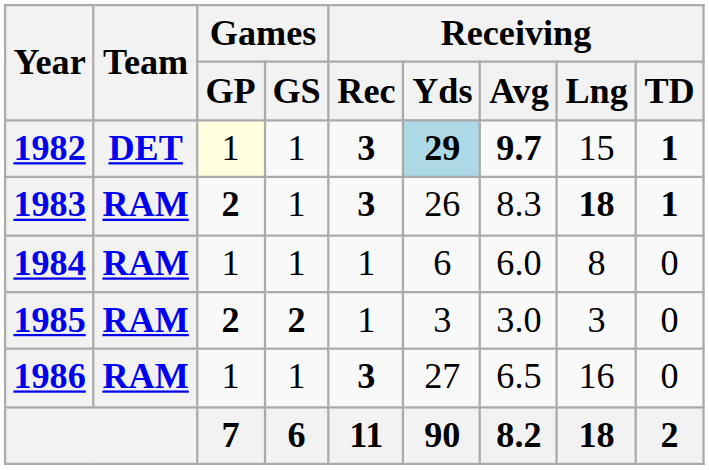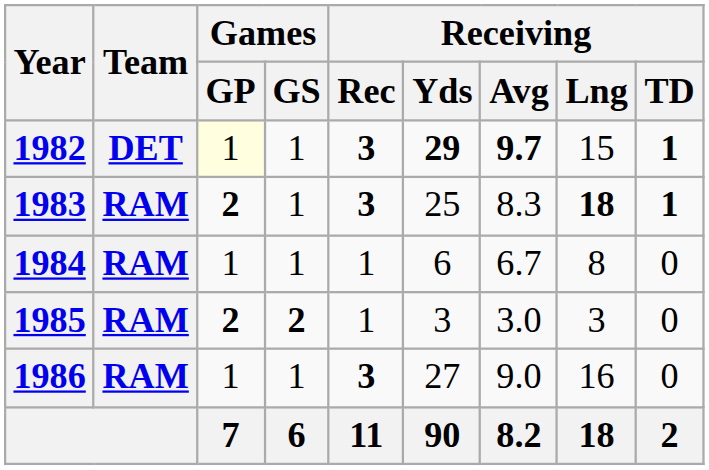(442, 147) lightblue background -> (442, 147) no background
(442, 205) 26 -> (442, 205) 25
(519, 262) 6.0 -> (519, 262) 6.7
(519, 377) 6.5 -> (519, 377) 9.0
